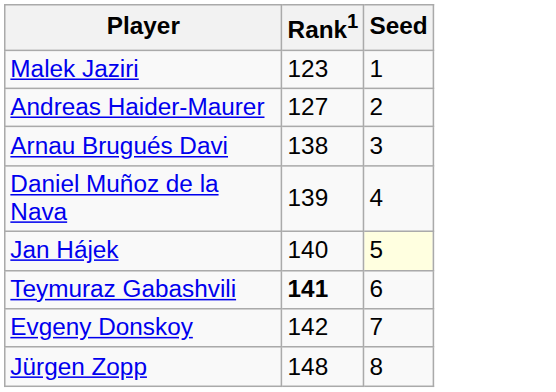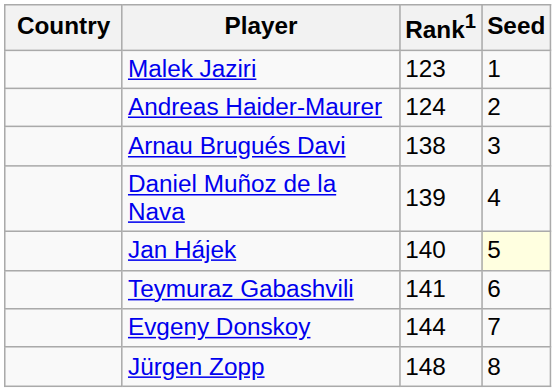+ column: (64, 27)
(308, 107) 127 -> (425, 107) 124
(308, 289) bold -> (425, 289) normal
(308, 327) 142 -> (425, 327) 144
